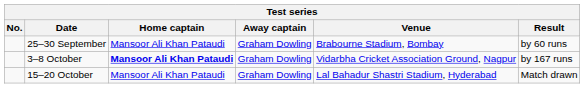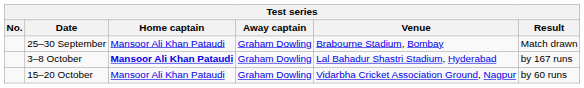(544, 43) by 60 runs -> (549, 43) Match drawn
(416, 59) Vidarbha Cricket Association Ground, Nagpur -> (406, 59) Lal Bahadur Shastri Stadium, Hyderabad
(406, 75) Lal Bahadur Shastri Stadium, Hyderabad -> (416, 75) Vidarbha Cricket Association Ground, Nagpur
(549, 75) Match drawn -> (544, 75) by 60 runs
